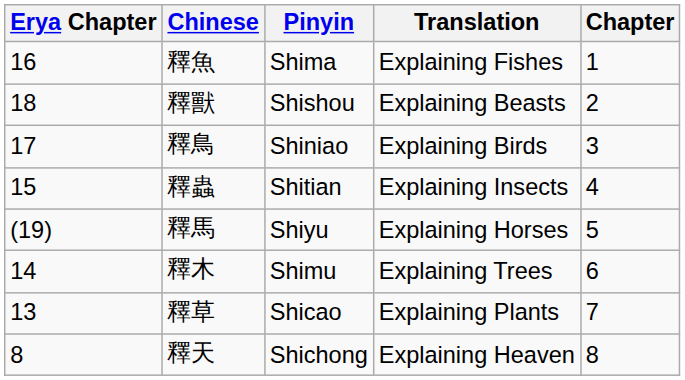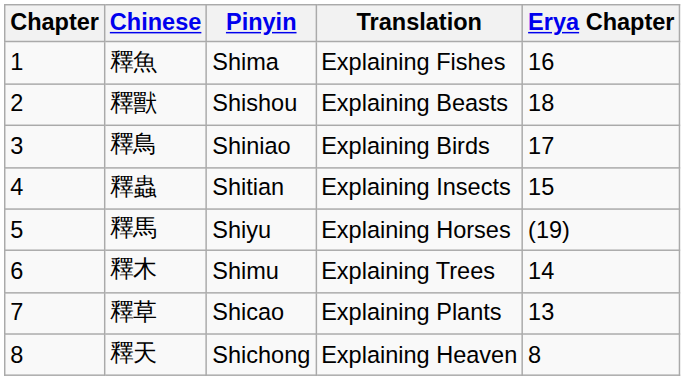columns swapped: (630, 23) <-> (83, 23)
